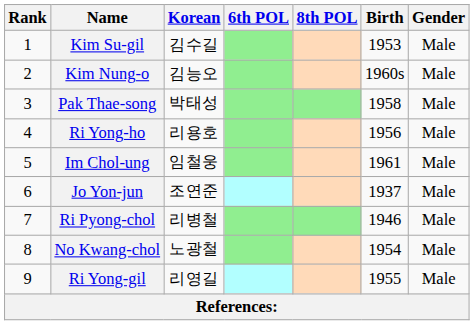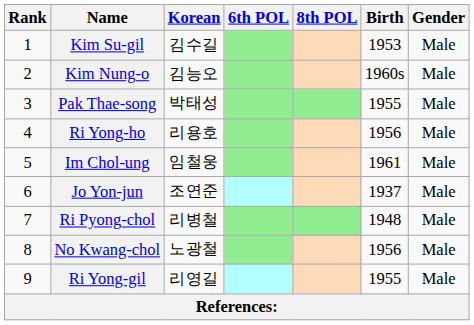(385, 103) 1958 -> (385, 103) 1955
(385, 220) 1946 -> (385, 220) 1948
(385, 249) 1954 -> (385, 249) 1956
